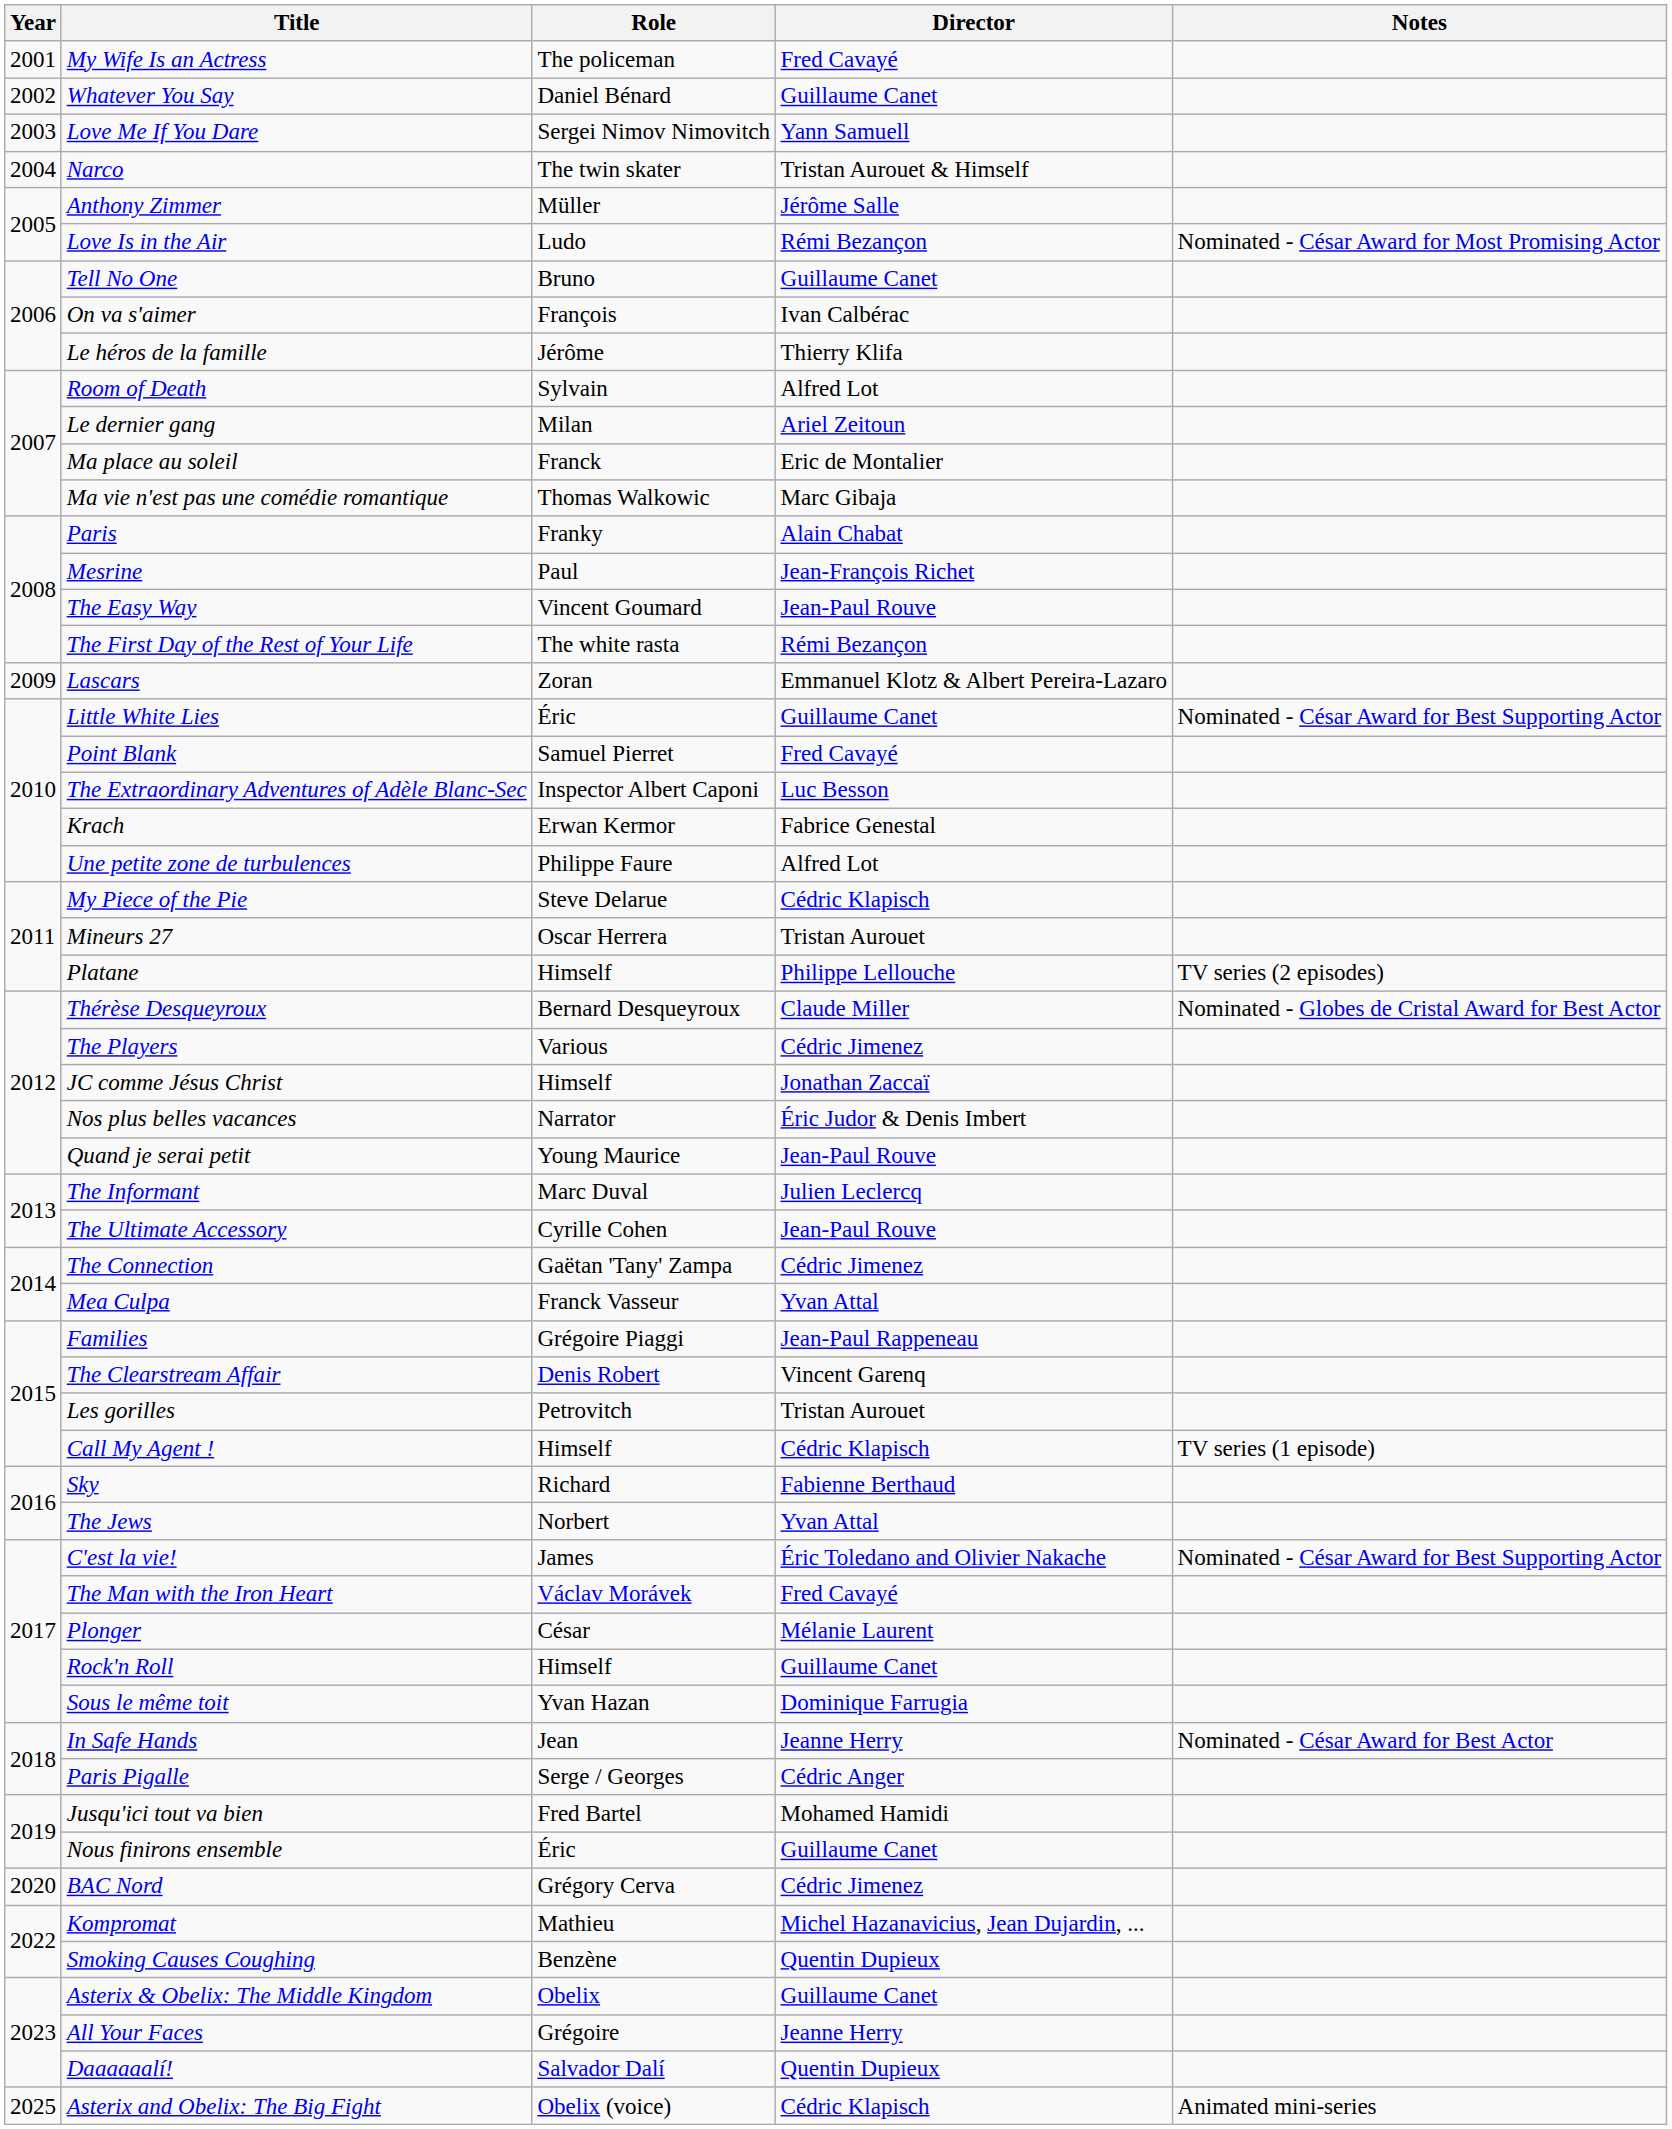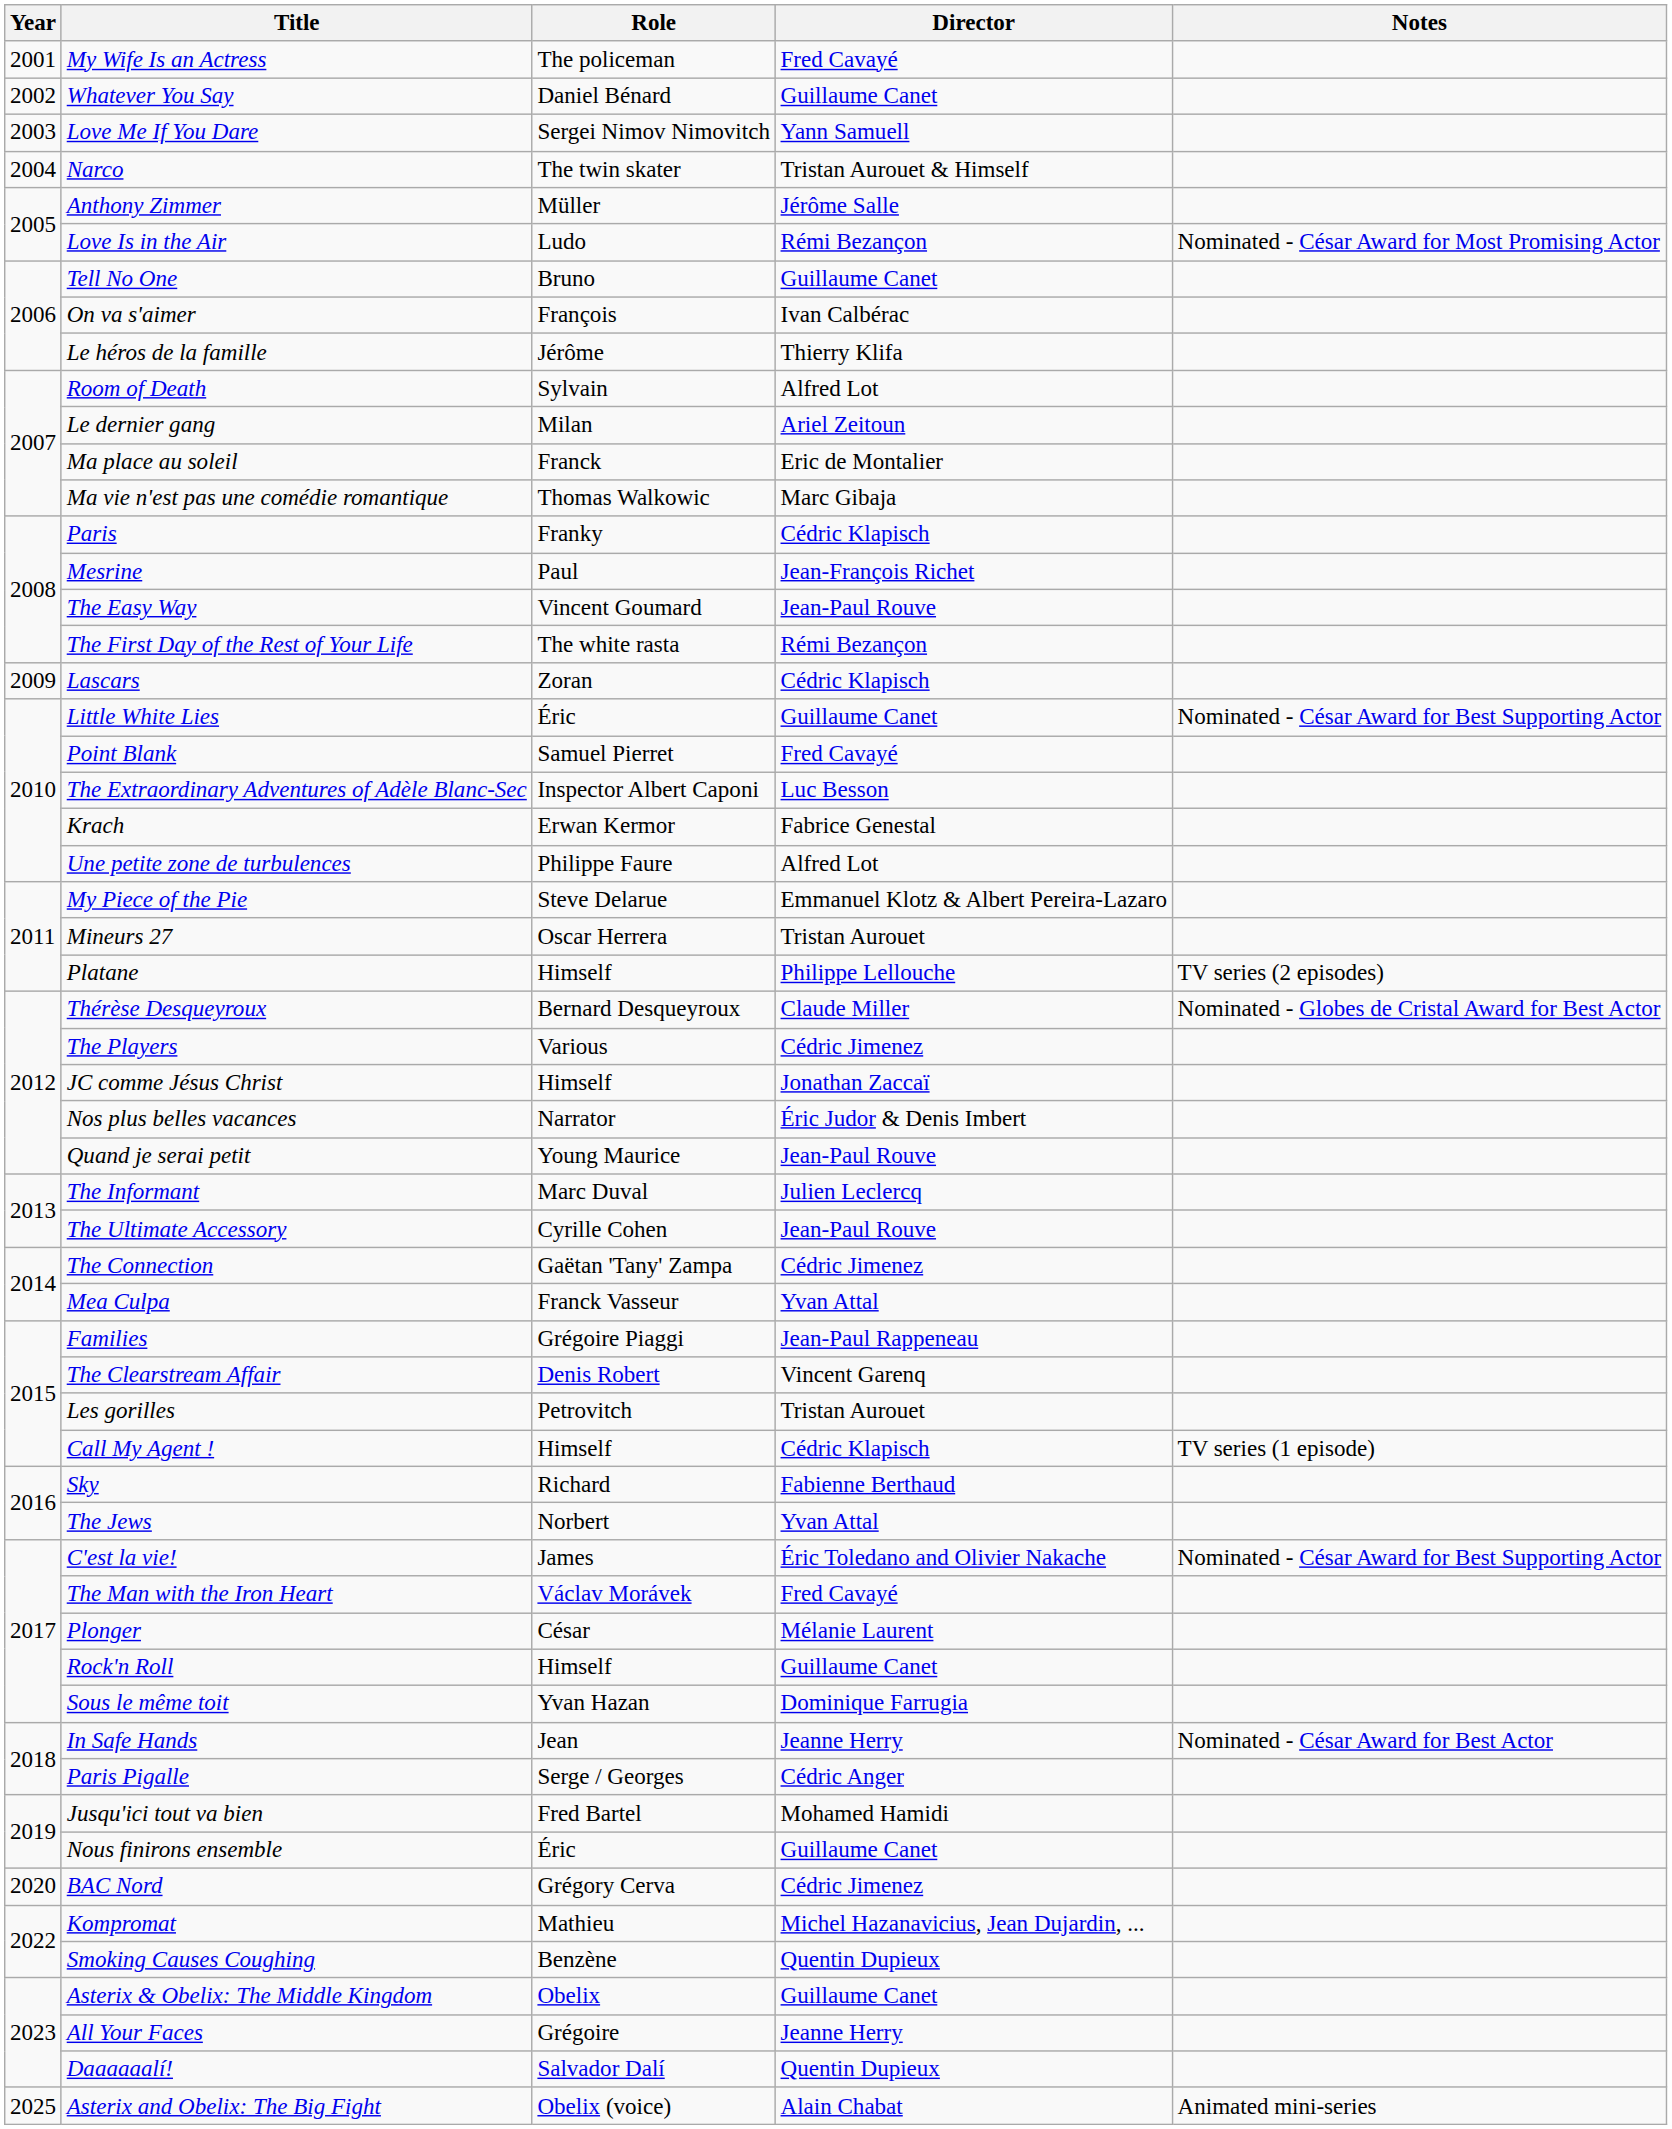(842, 534) Alain Chabat -> (855, 534) Cédric Klapisch
(974, 680) Emmanuel Klotz & Albert Pereira-Lazaro -> (855, 680) Cédric Klapisch
(855, 899) Cédric Klapisch -> (974, 899) Emmanuel Klotz & Albert Pereira-Lazaro
(855, 2105) Cédric Klapisch -> (842, 2105) Alain Chabat
